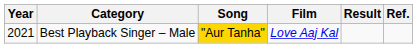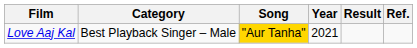columns swapped: (21, 14) <-> (304, 14)
